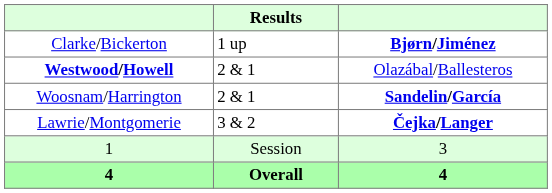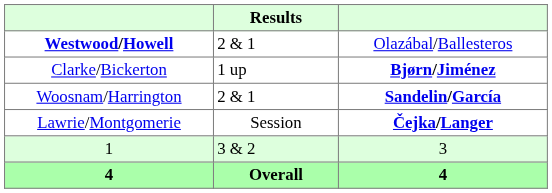rows swapped: (109, 70) <-> (109, 43)
(236, 122) 3 & 2 -> (276, 122) Session
(276, 148) Session -> (236, 148) 3 & 2
